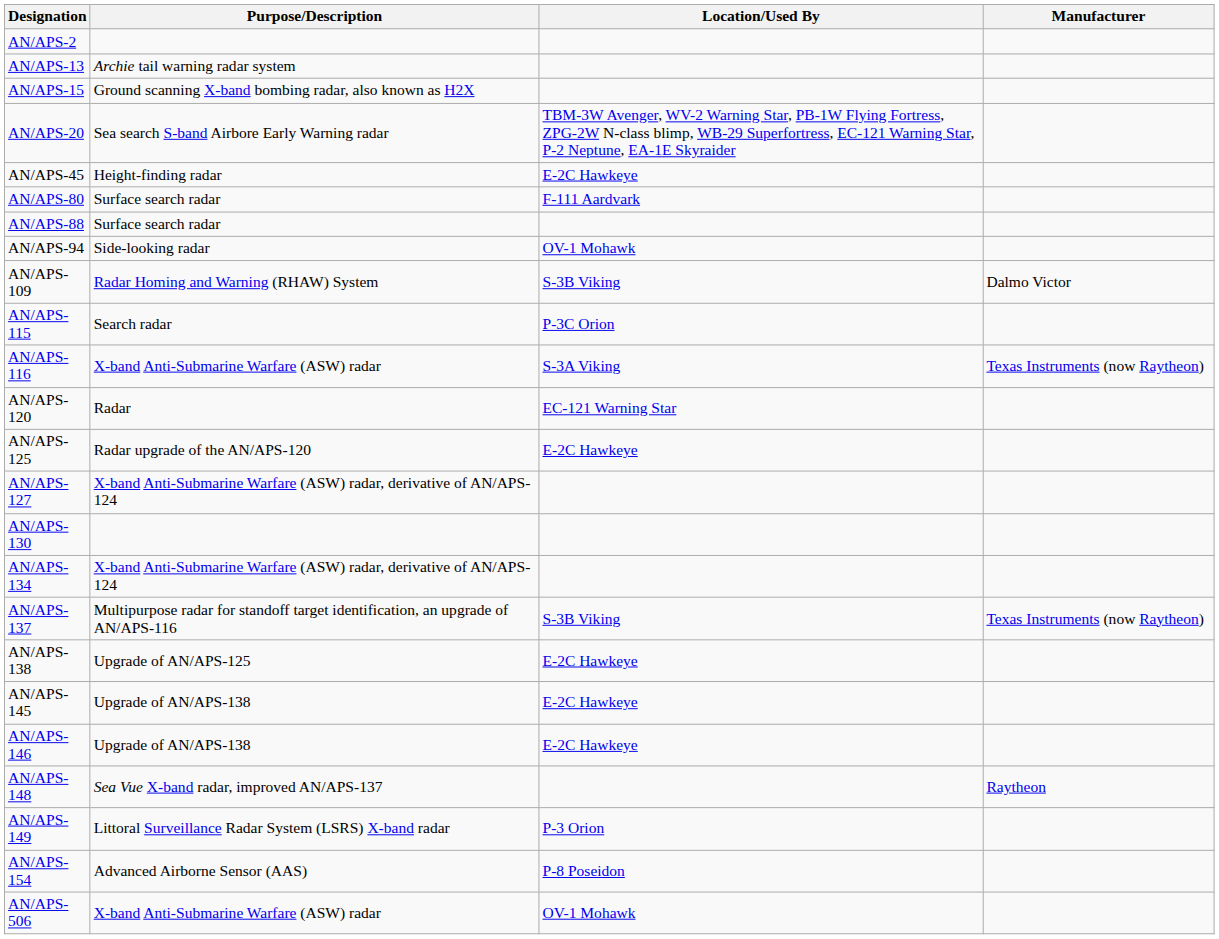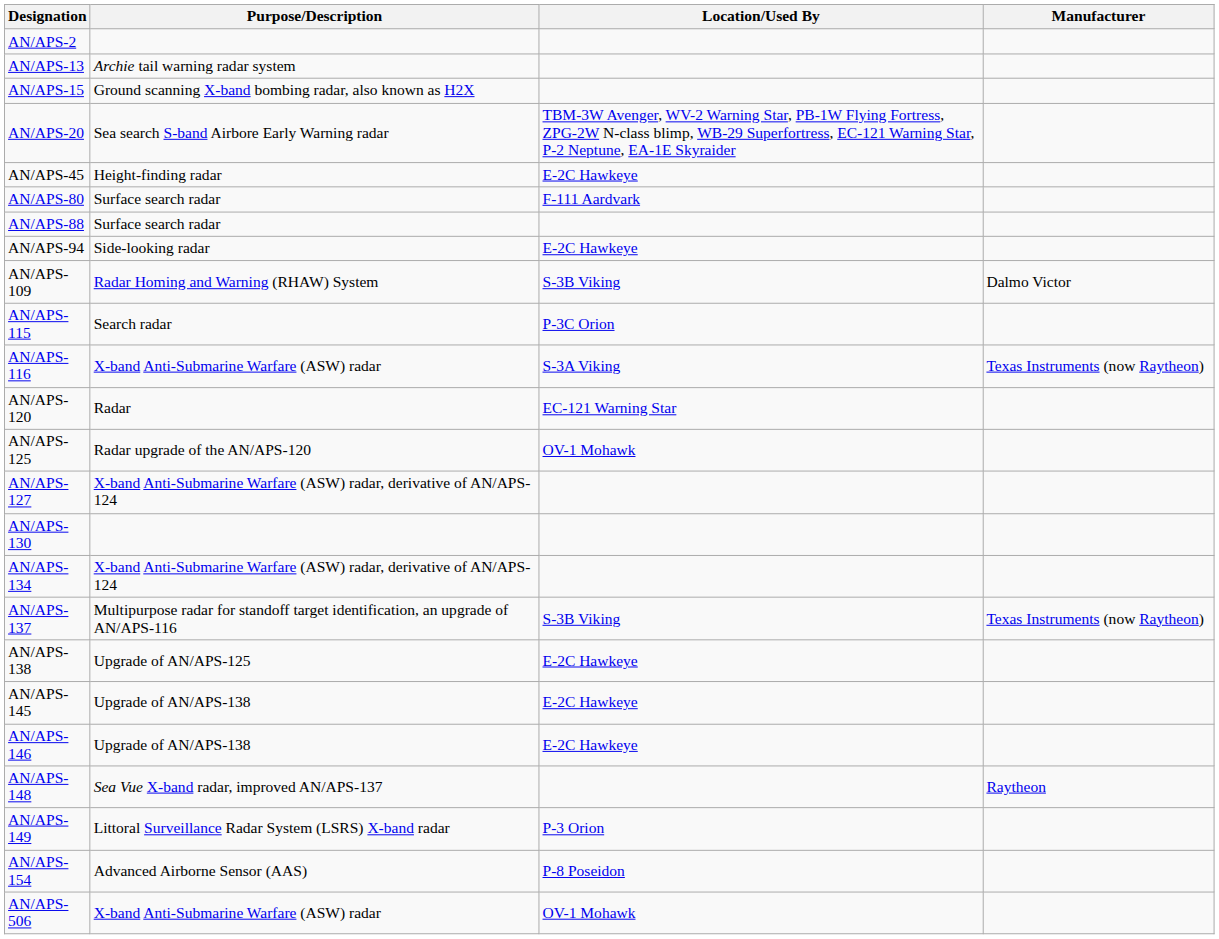(589, 248) OV-1 Mohawk -> (590, 248) E-2C Hawkeye
(590, 450) E-2C Hawkeye -> (589, 450) OV-1 Mohawk
